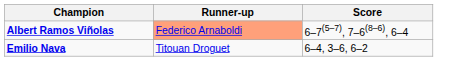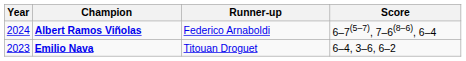+ column: (18, 13)
(199, 31) lightsalmon background -> (227, 31) no background
